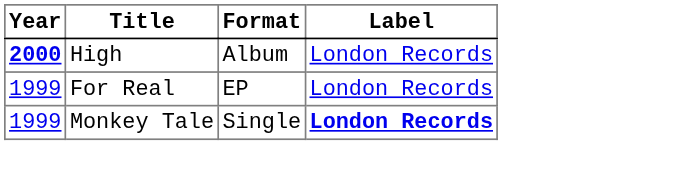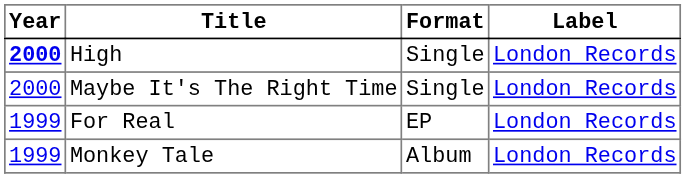(255, 55) Album -> (445, 55) Single
+ row: (234, 89)
(262, 122) Single -> (439, 156) Album
(401, 122) bold -> (585, 156) normal
